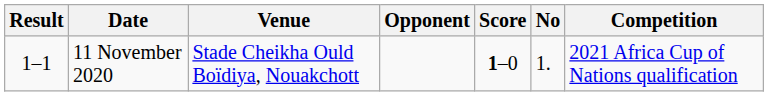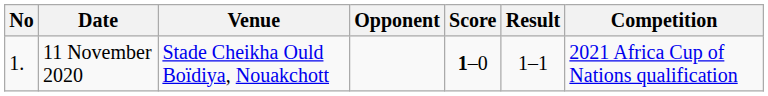columns swapped: (548, 20) <-> (36, 20)
